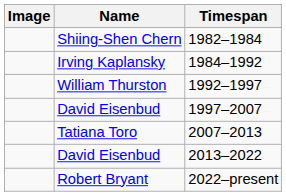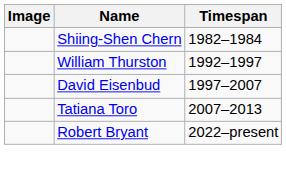- row: (225, 62)
- row: (225, 156)
